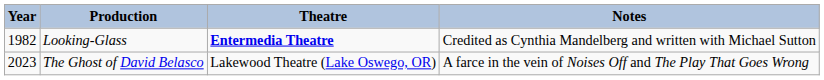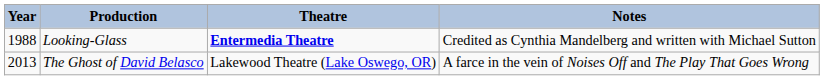(22, 40) 1982 -> (22, 40) 1988
(22, 63) 2023 -> (22, 63) 2013
